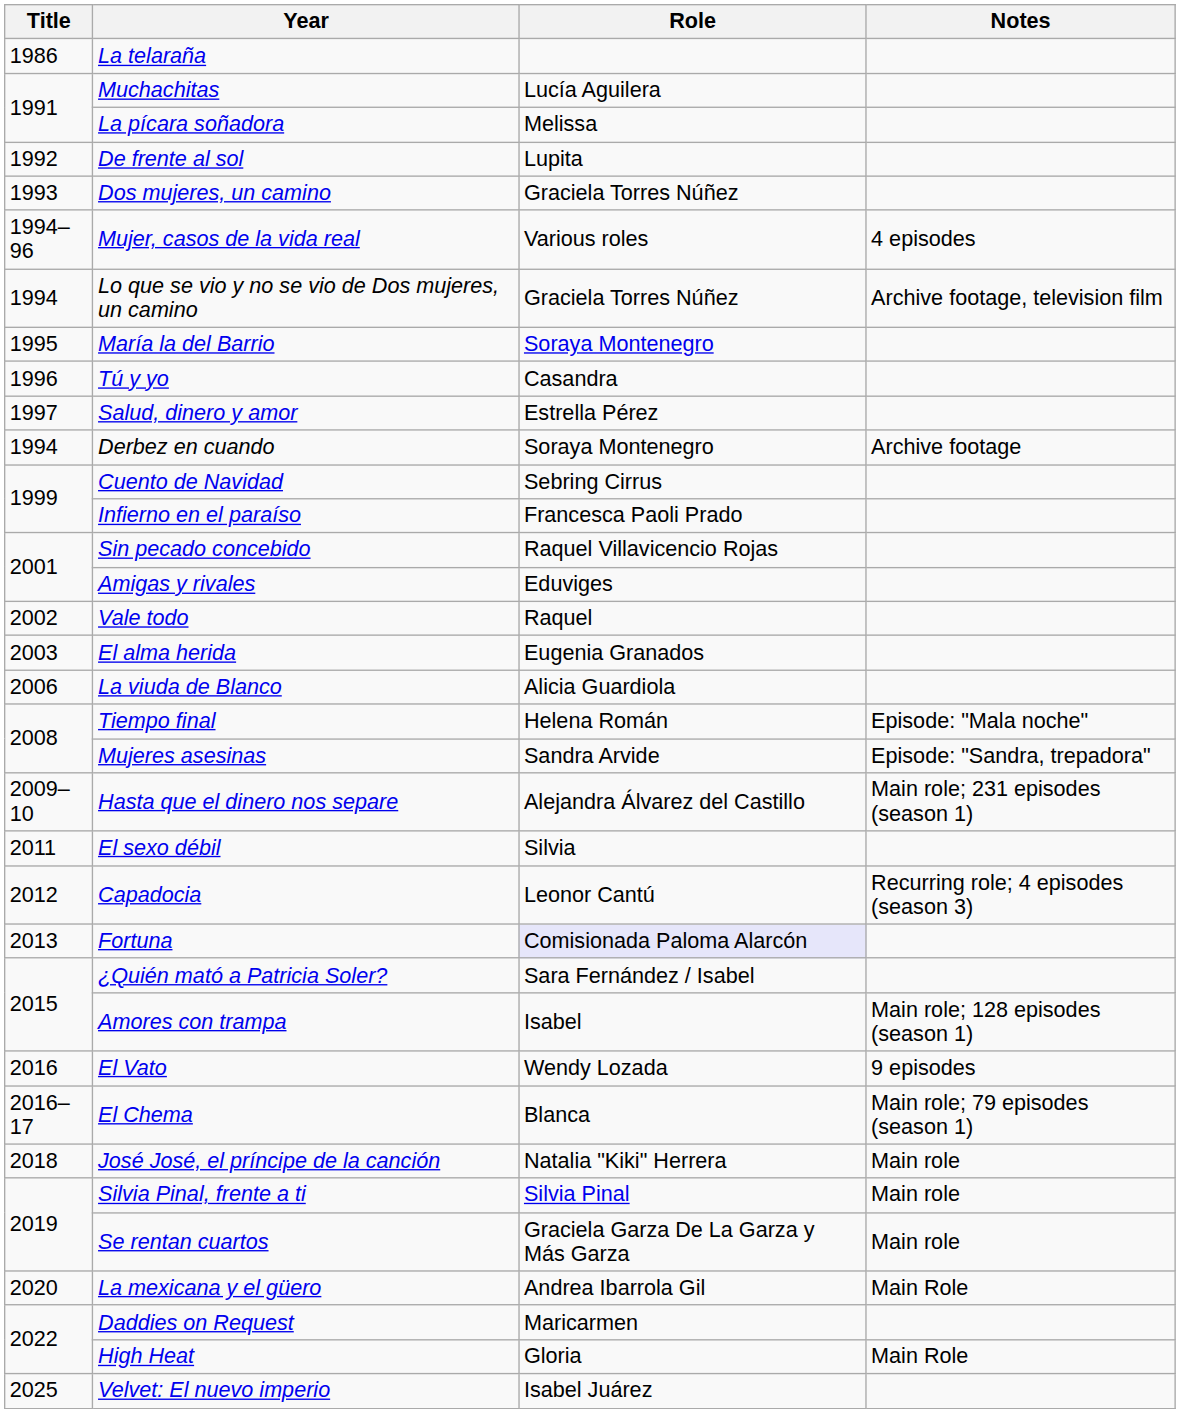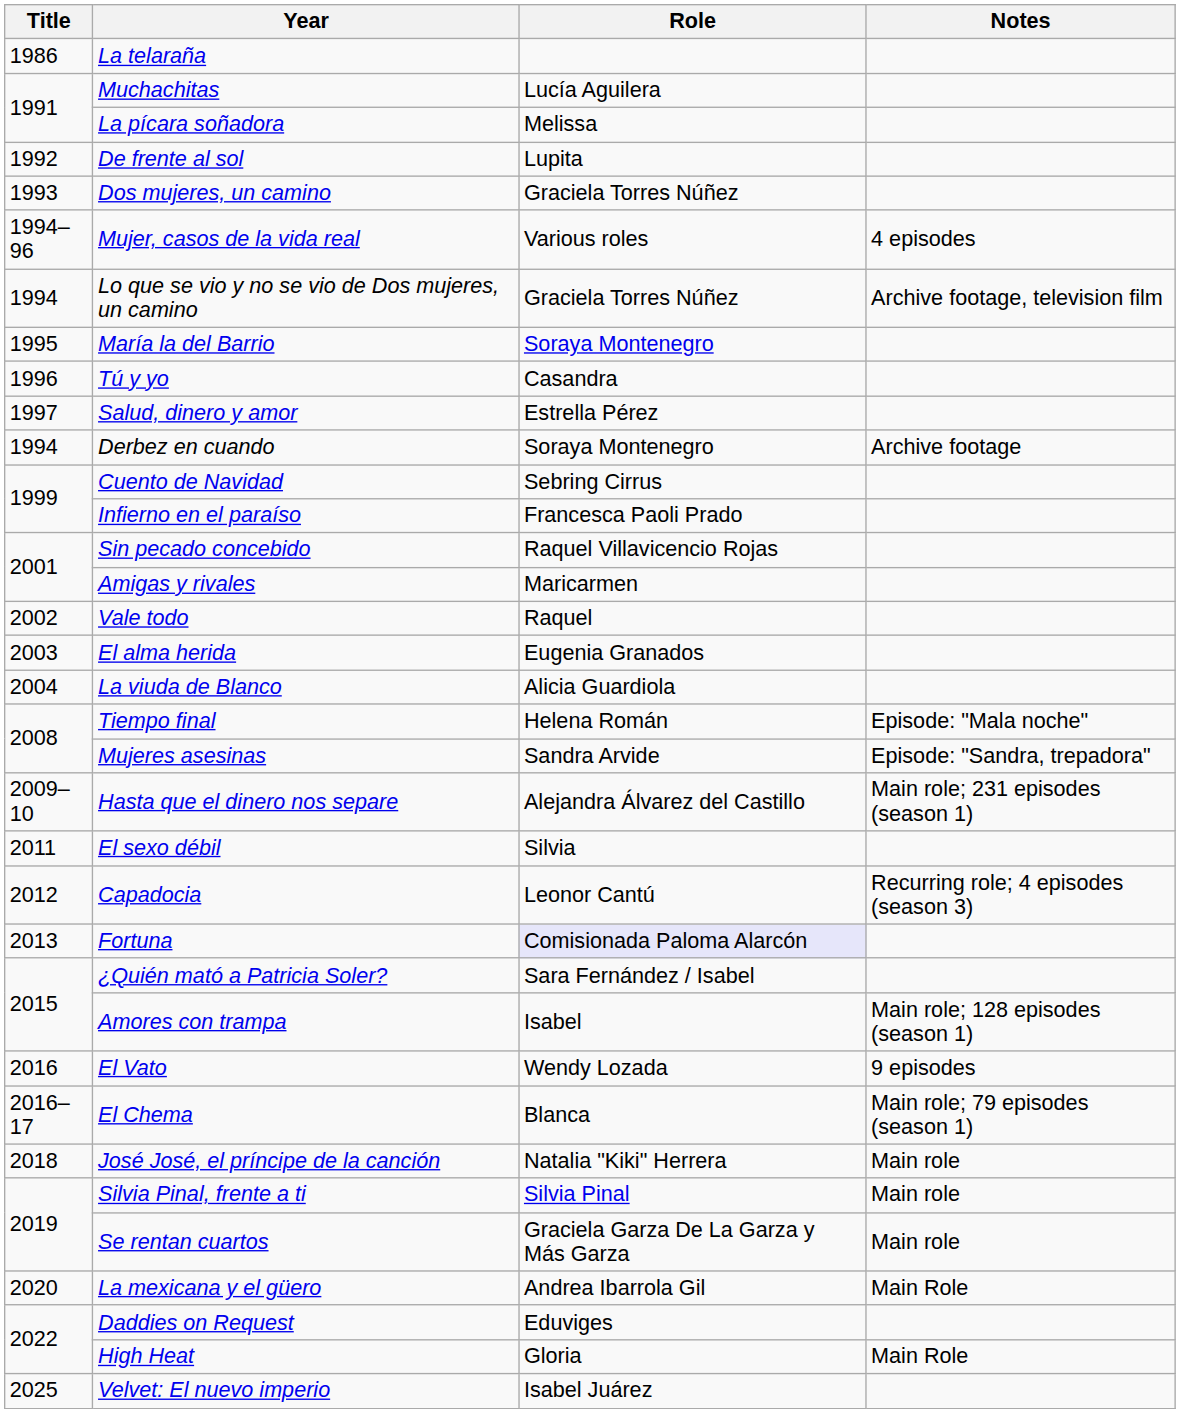(568, 584) Eduviges -> (581, 584) Maricarmen
(34, 686) 2006 -> (34, 686) 2004
(581, 1322) Maricarmen -> (568, 1322) Eduviges
